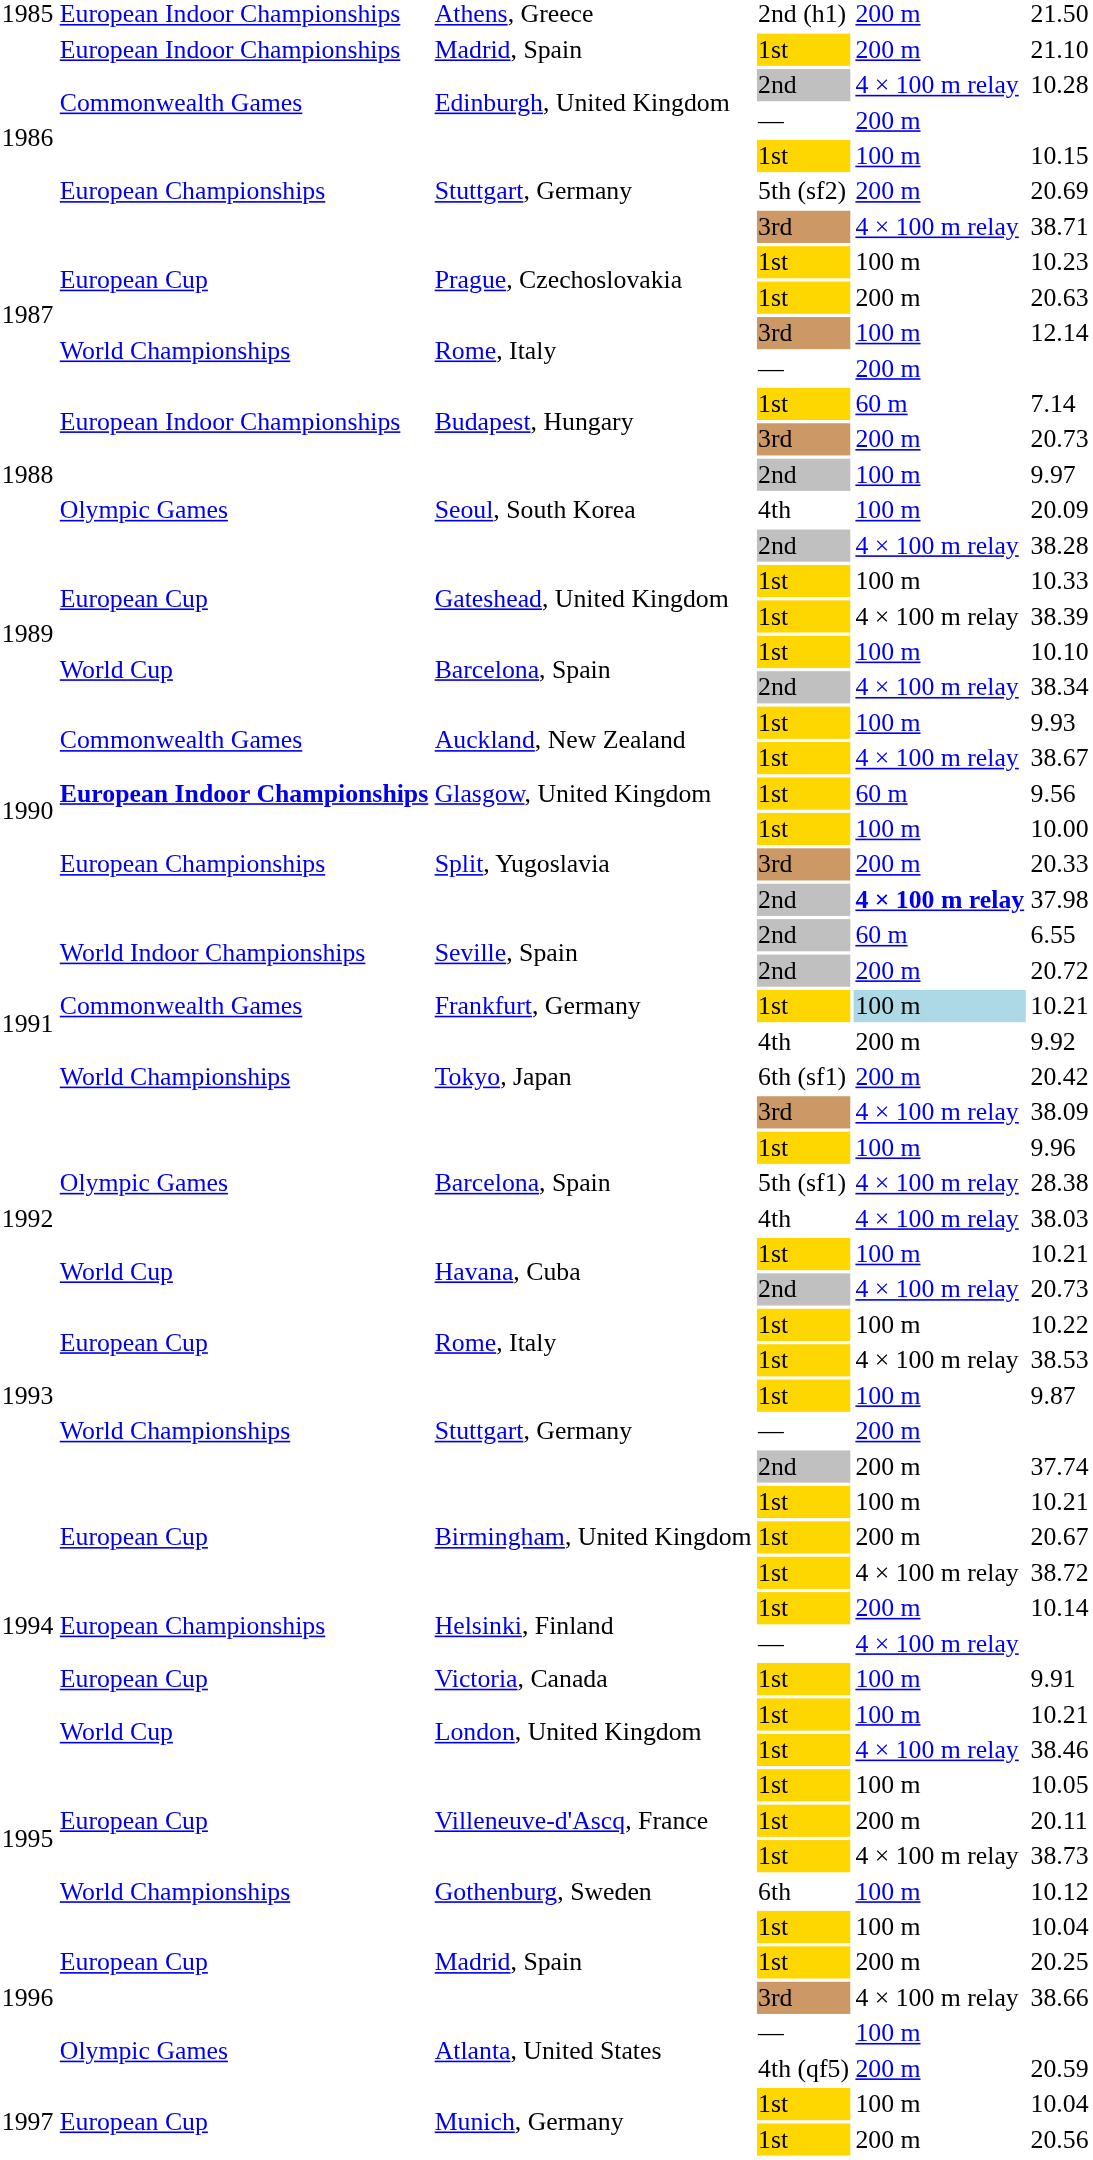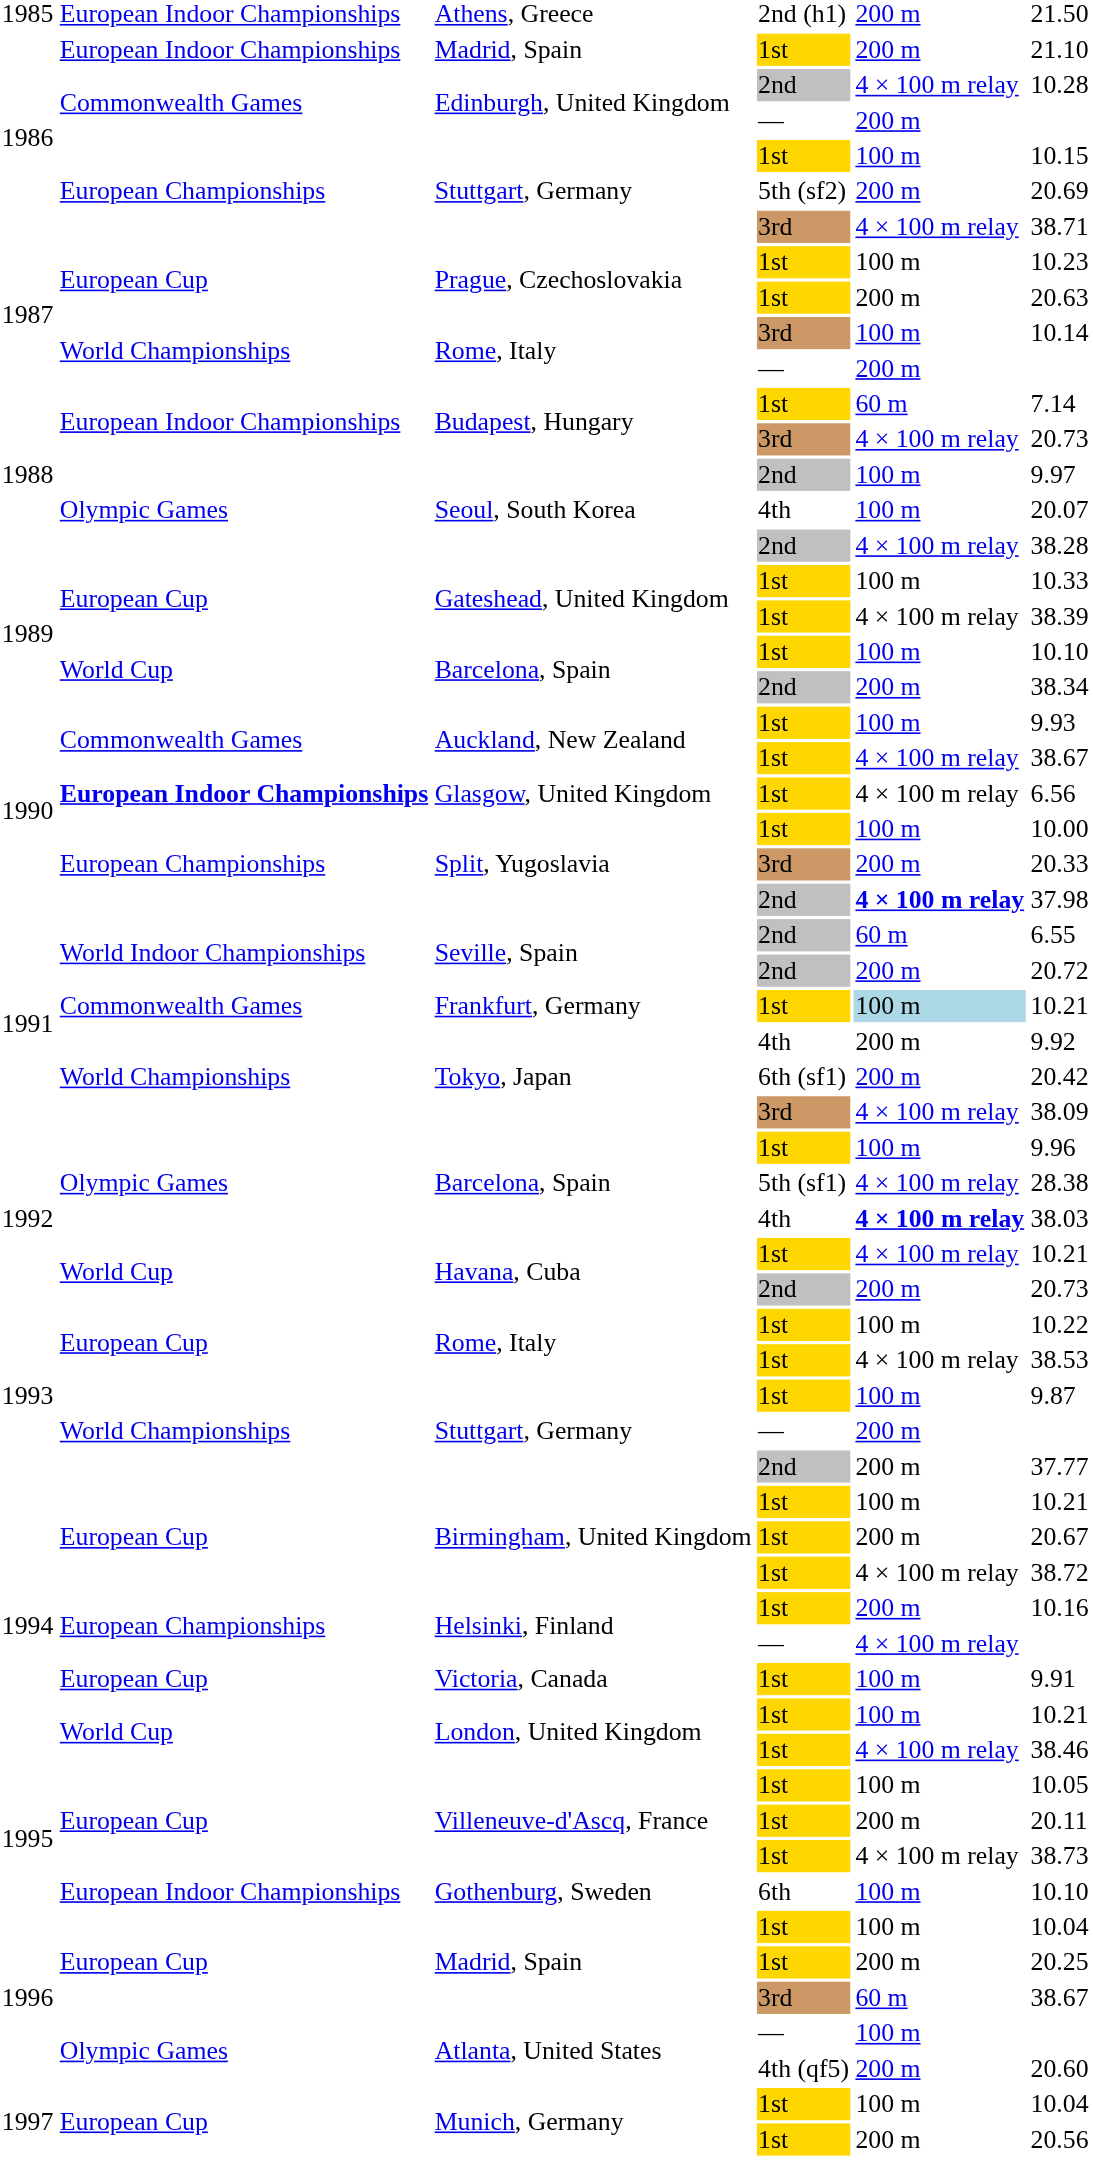(1060, 332) 12.14 -> (1060, 332) 10.14
(888, 439) 200 m -> (937, 439) 4 × 100 m relay
(1060, 509) 20.09 -> (1060, 509) 20.07
(937, 686) 4 × 100 m relay -> (888, 686) 200 m
(882, 793) 60 m -> (937, 793) 4 × 100 m relay
(1053, 793) 9.56 -> (1053, 793) 6.56
(937, 1218) normal -> (940, 1218) bold
(888, 1253) 100 m -> (937, 1253) 4 × 100 m relay
(937, 1289) 4 × 100 m relay -> (888, 1289) 200 m
(1060, 1466) 37.74 -> (1060, 1466) 37.77
(1060, 1607) 10.14 -> (1060, 1607) 10.16
(175, 1891) World Championships -> (230, 1891) European Indoor Championships
(1060, 1891) 10.12 -> (1060, 1891) 10.10
(937, 1997) 4 × 100 m relay -> (882, 1997) 60 m
(1060, 1997) 38.66 -> (1060, 1997) 38.67
(1060, 2068) 20.59 -> (1060, 2068) 20.60
